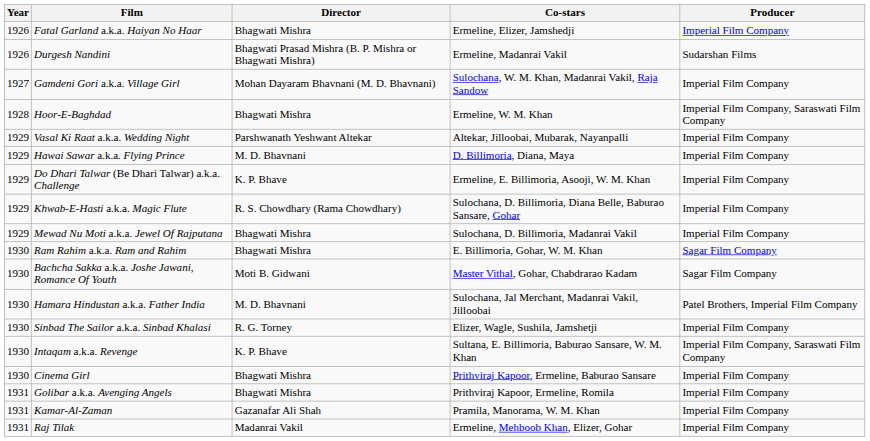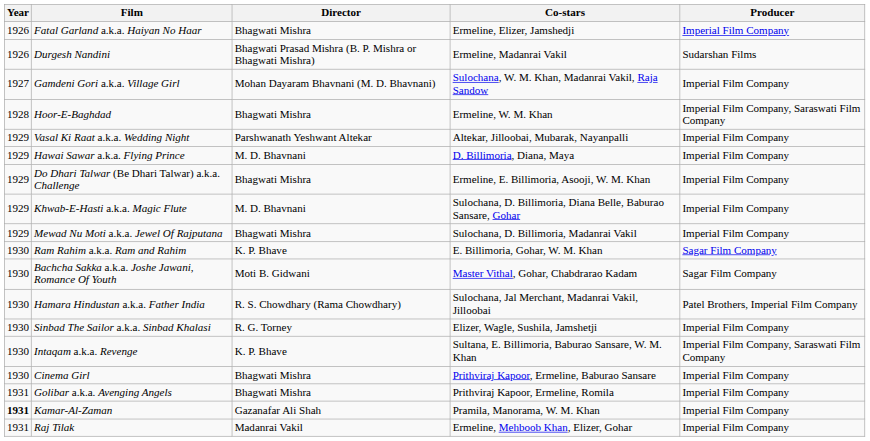(261, 179) K. P. Bhave -> (273, 179) Bhagwati Mishra
(318, 209) R. S. Chowdhary (Rama Chowdhary) -> (270, 209) M. D. Bhavnani
(273, 250) Bhagwati Mishra -> (261, 250) K. P. Bhave
(270, 304) M. D. Bhavnani -> (318, 304) R. S. Chowdhary (Rama Chowdhary)
(18, 410) normal -> (18, 410) bold
